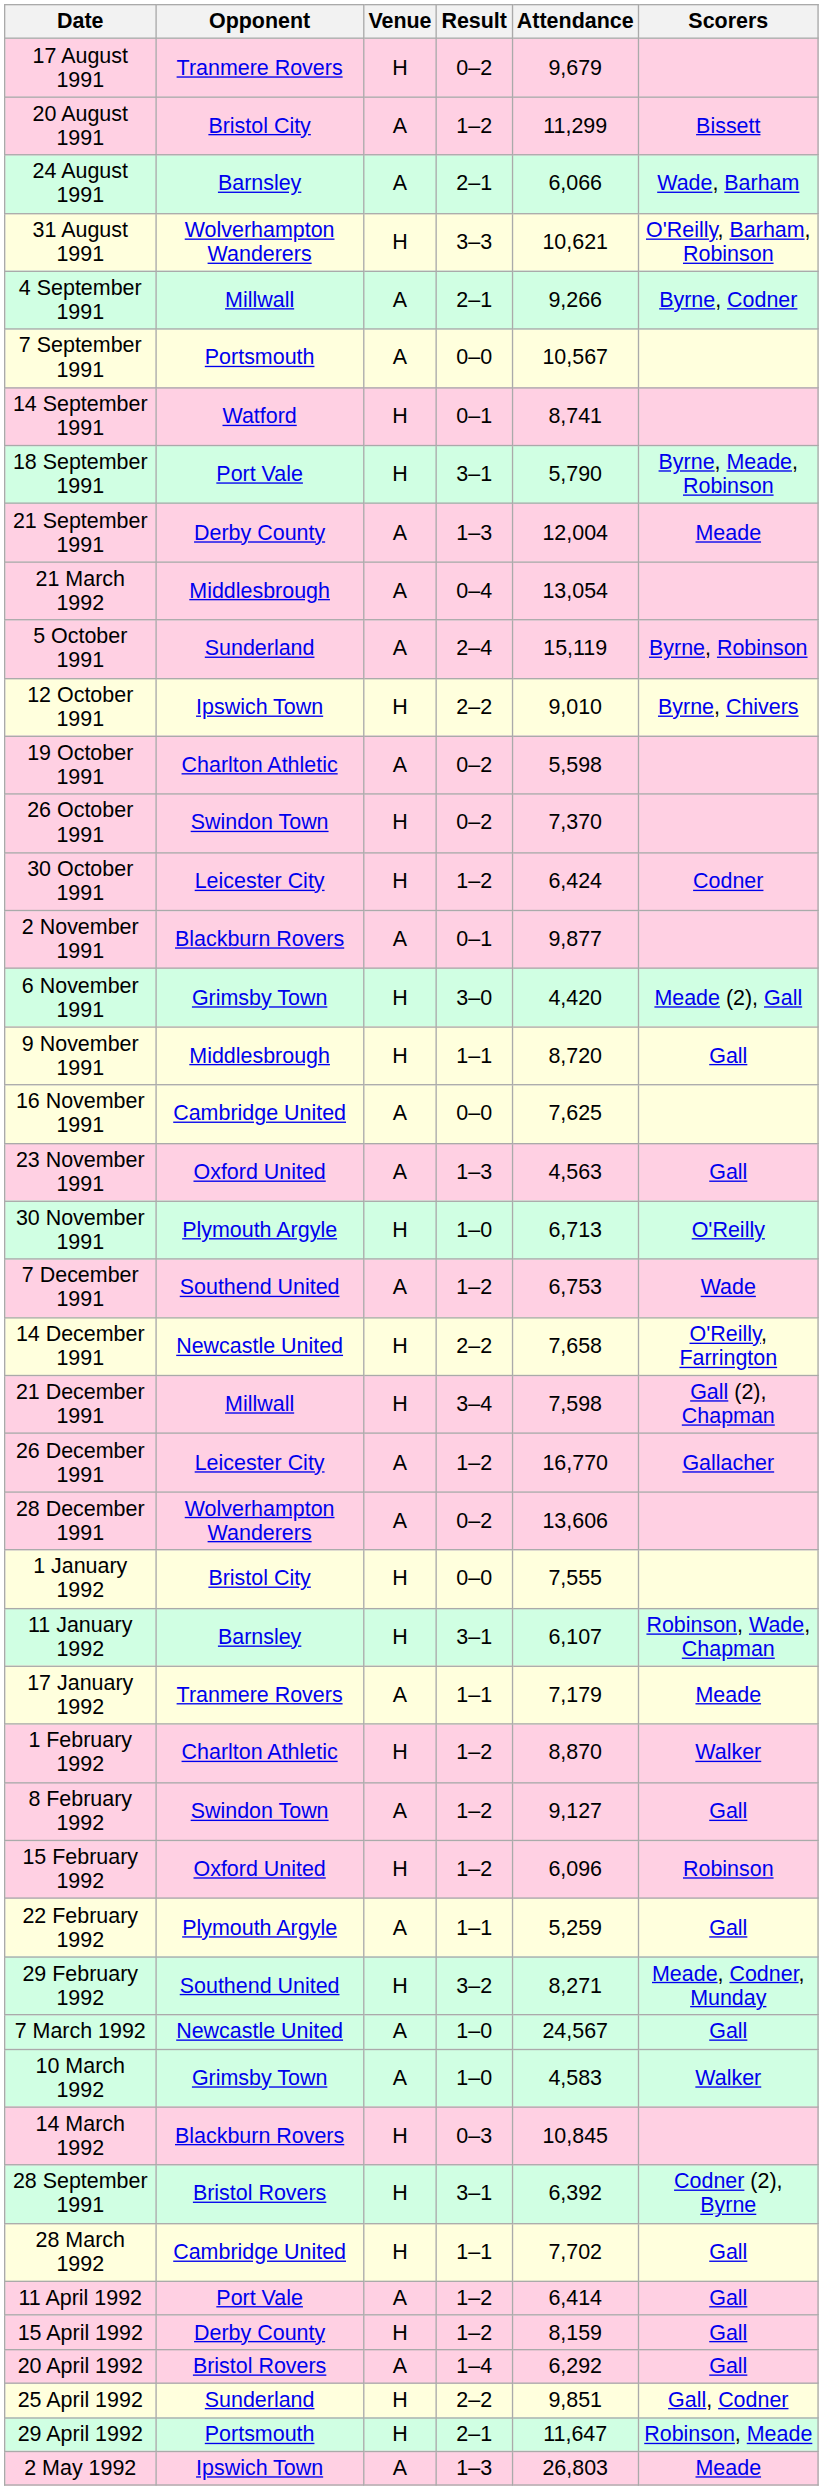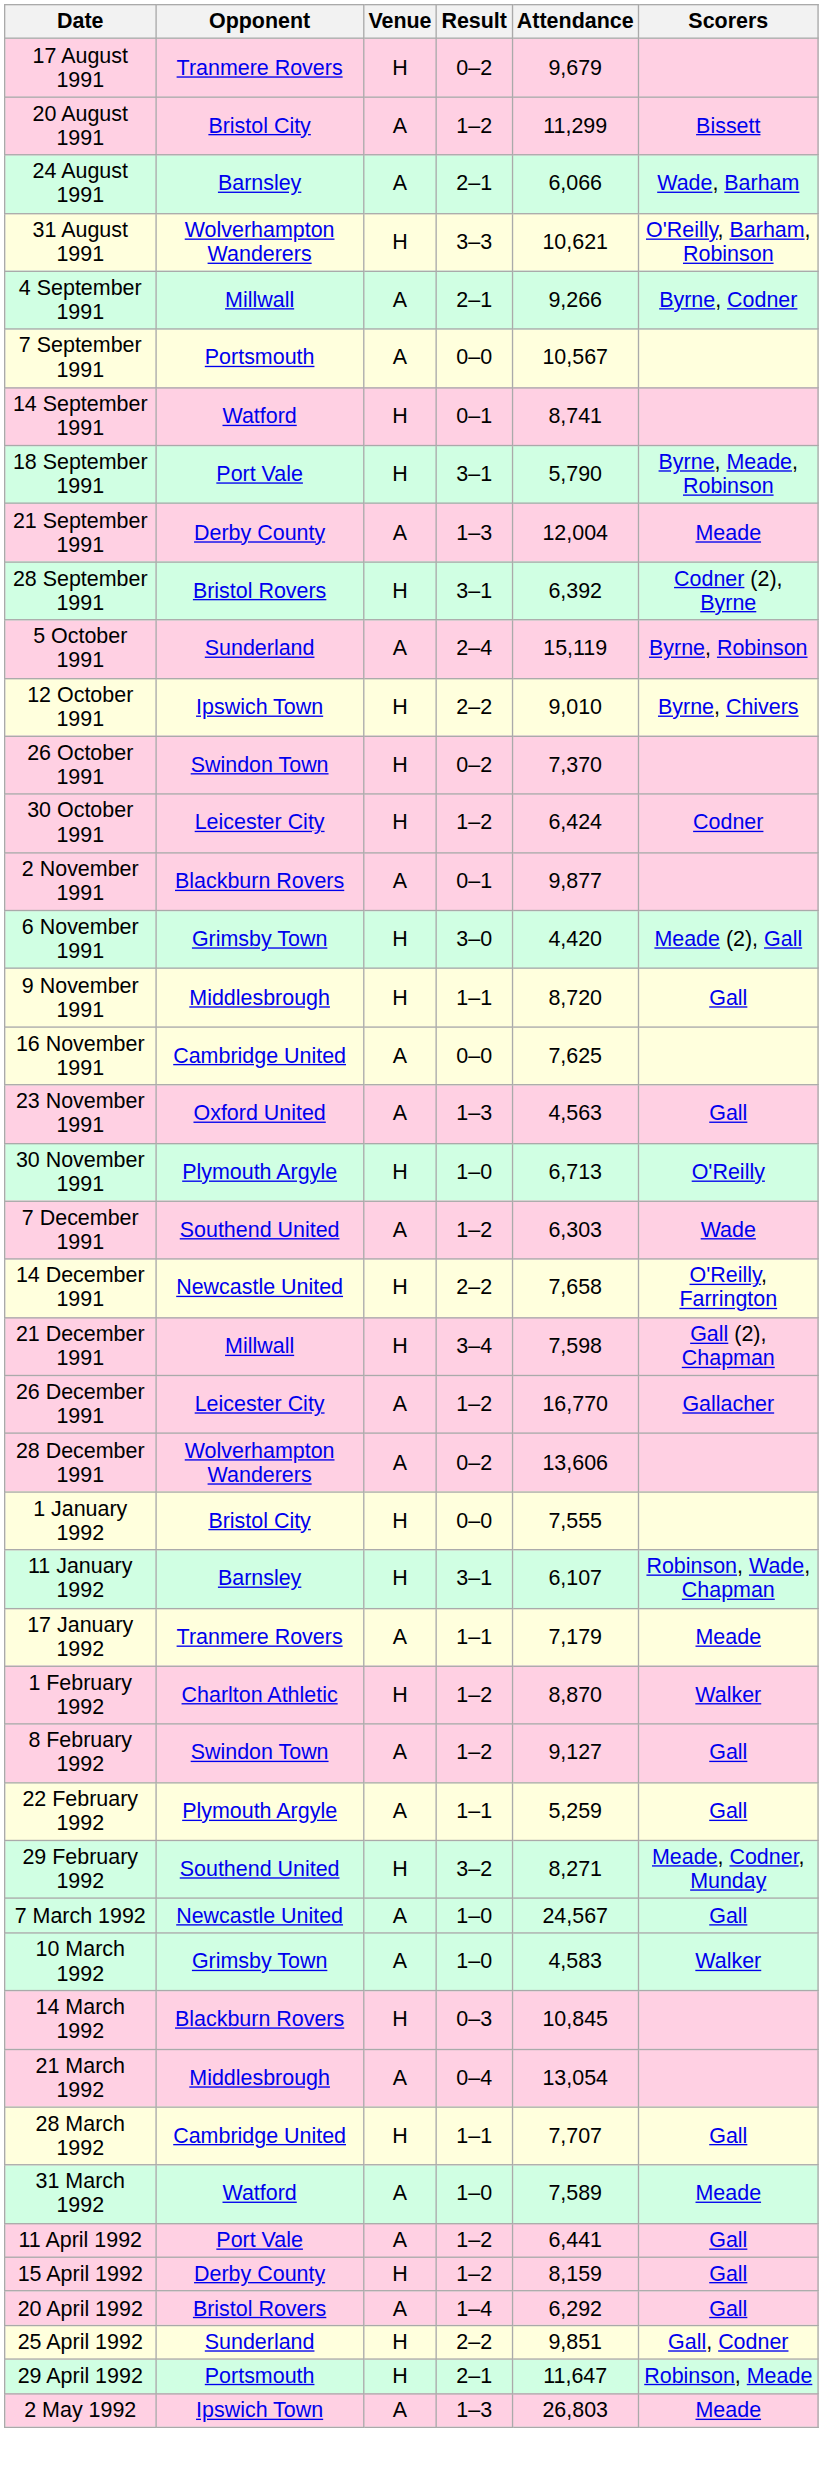rows swapped: (80, 2193) <-> (80, 590)
- row: (80, 765)
(575, 1288) 6,753 -> (575, 1230) 6,303
- row: (80, 1869)
(575, 2252) 7,702 -> (575, 2135) 7,707
+ row: (80, 2193)
(575, 2298) 6,414 -> (575, 2240) 6,441
